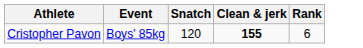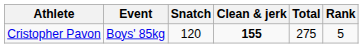+ column: (306, 14)
(307, 33) 6 -> (341, 33) 5
